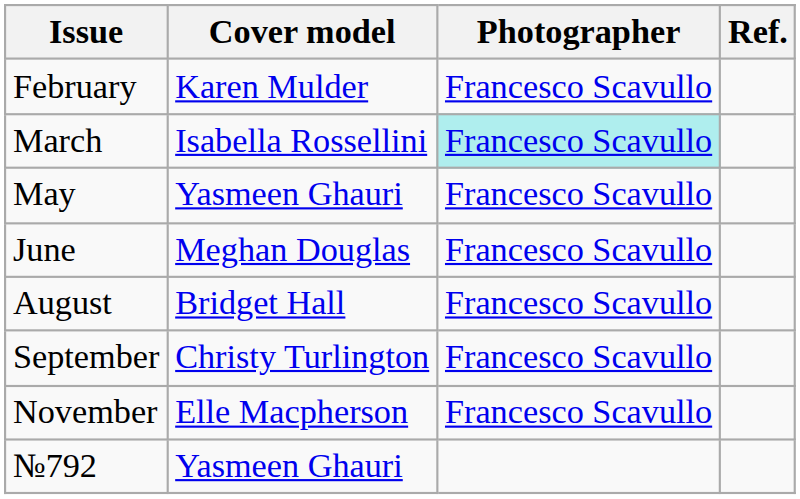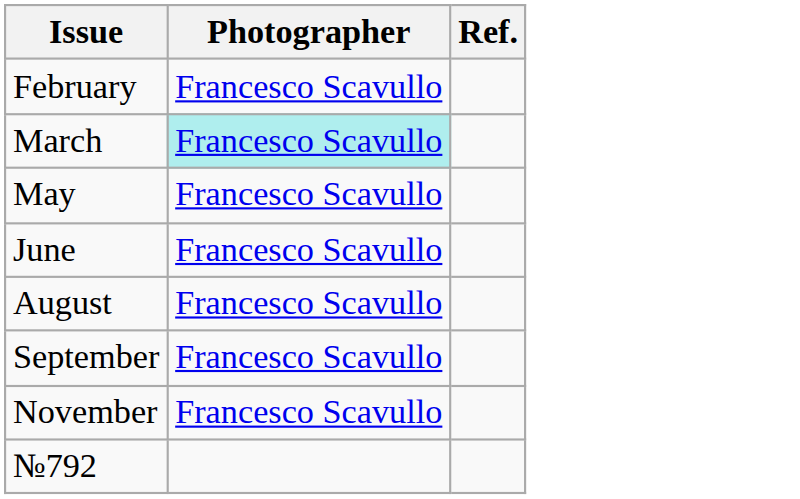- column: (302, 31)
